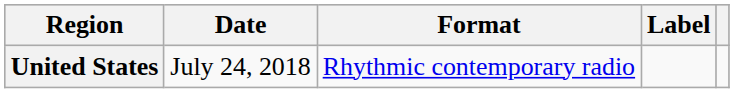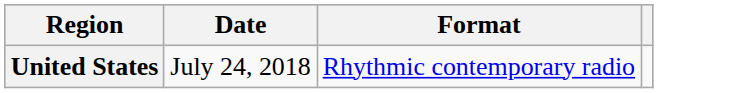- column: (679, 25)
